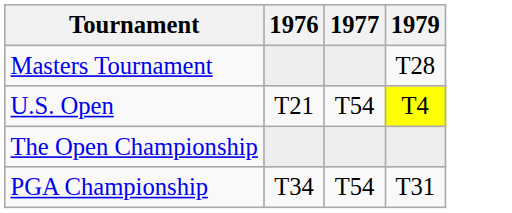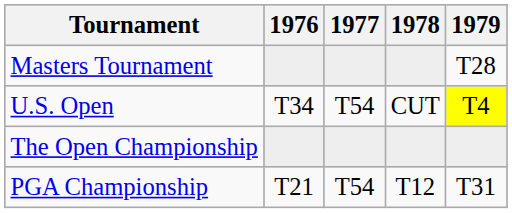+ column: (415, 24)
(294, 106) T21 -> (294, 106) T34
(294, 187) T34 -> (294, 187) T21
